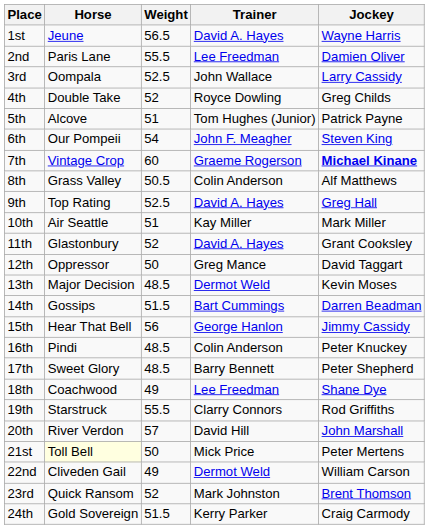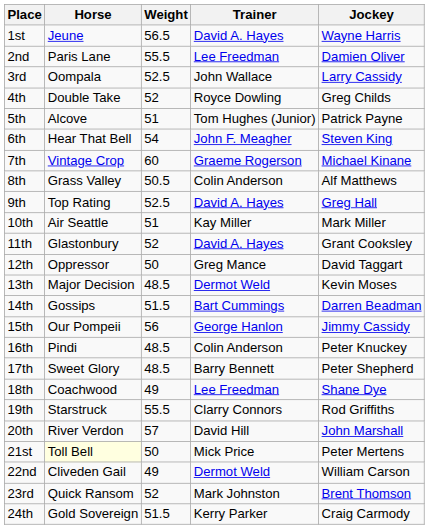(84, 139) Our Pompeii -> (90, 139) Hear That Bell
(369, 160) bold -> (366, 160) normal
(90, 327) Hear That Bell -> (84, 327) Our Pompeii
